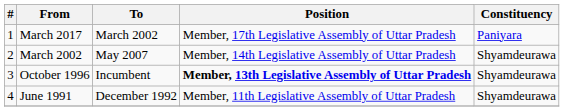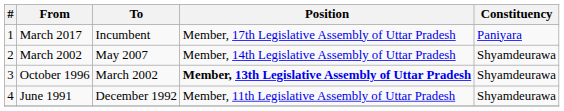(127, 34) March 2002 -> (123, 34) Incumbent
(123, 75) Incumbent -> (127, 75) March 2002
